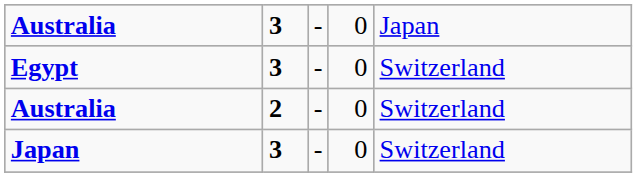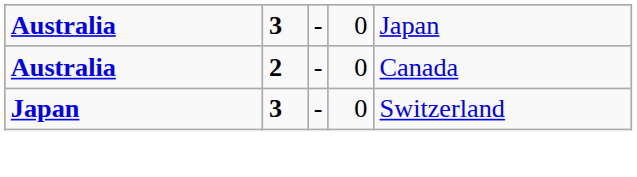- row: (44, 66)
(442, 108) Switzerland -> (419, 66) Canada
